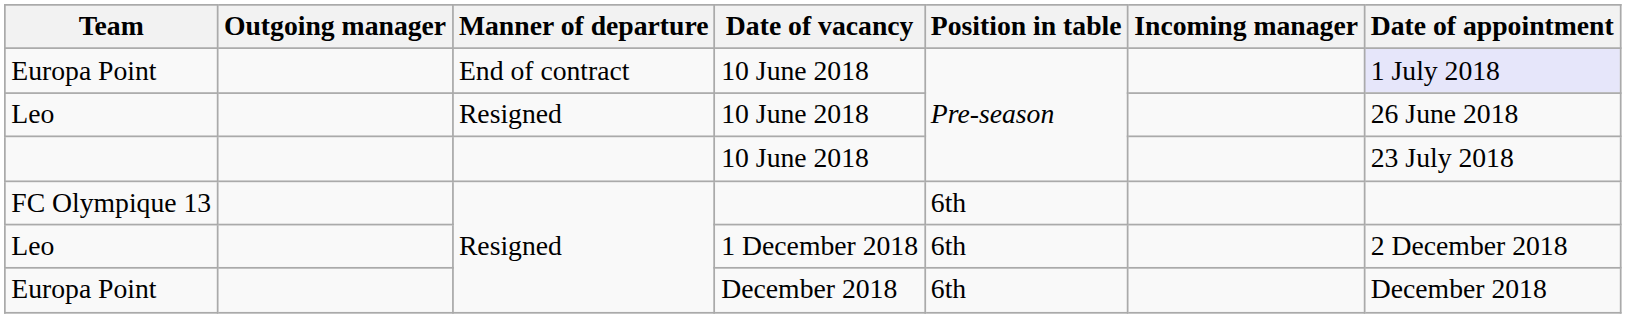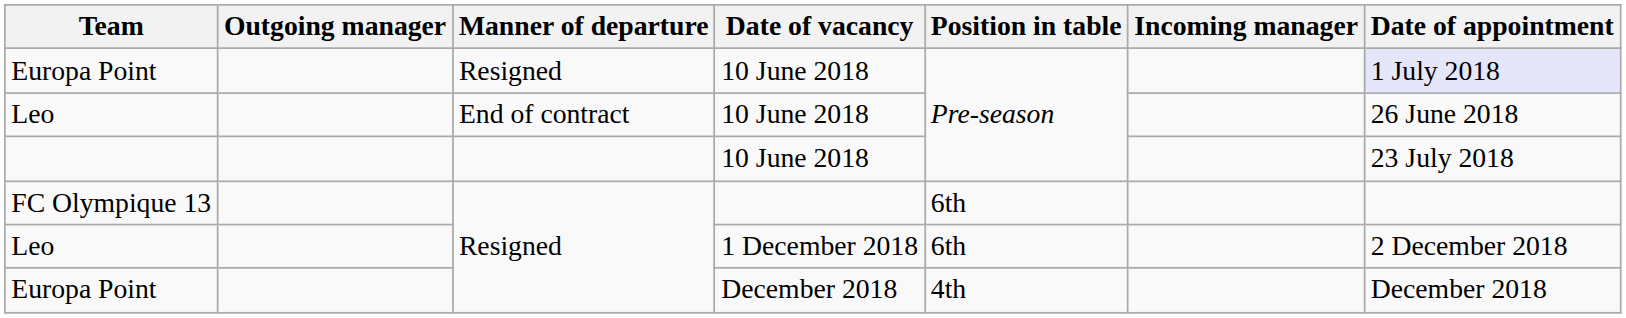(544, 70) End of contract -> (510, 70) Resigned
(510, 114) Resigned -> (544, 114) End of contract
(948, 289) 6th -> (948, 289) 4th
